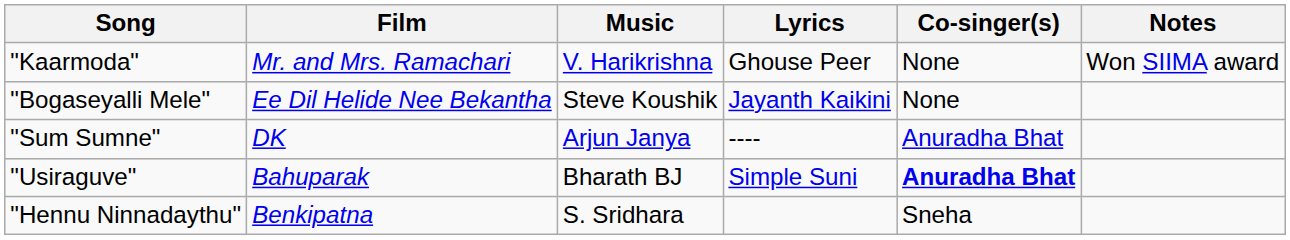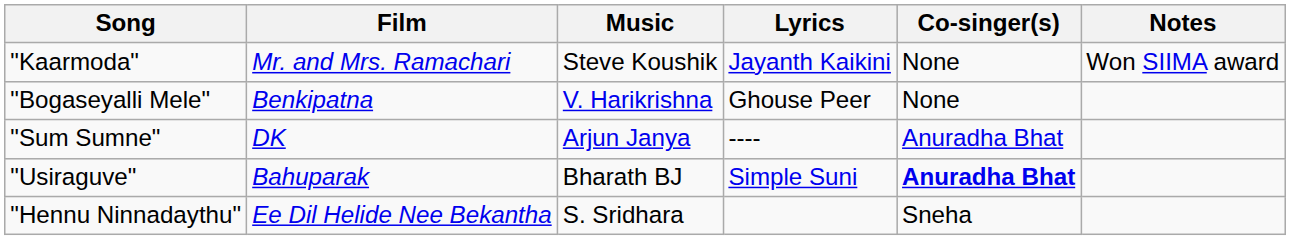(638, 61) V. Harikrishna -> (640, 61) Steve Koushik
(800, 61) Ghouse Peer -> (810, 61) Jayanth Kaikini
(402, 100) Ee Dil Helide Nee Bekantha -> (313, 100) Benkipatna
(640, 100) Steve Koushik -> (638, 100) V. Harikrishna
(810, 100) Jayanth Kaikini -> (800, 100) Ghouse Peer
(313, 215) Benkipatna -> (402, 215) Ee Dil Helide Nee Bekantha
